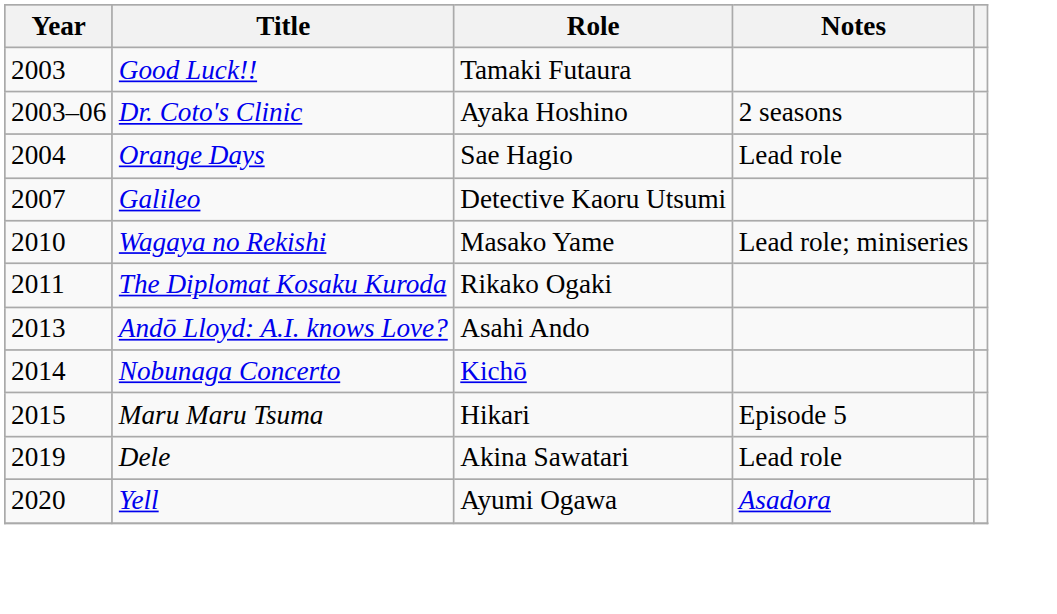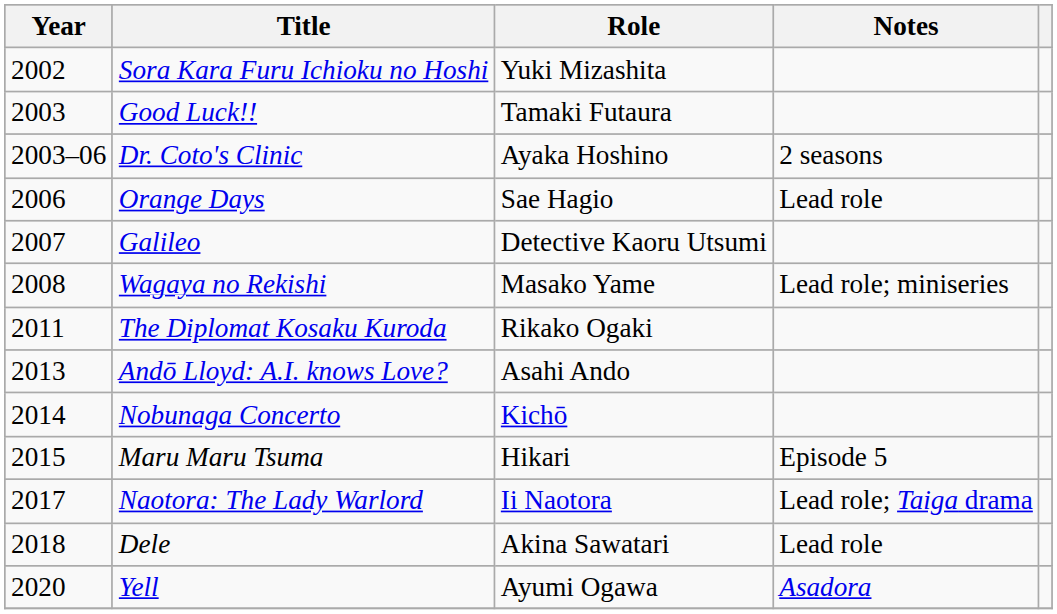+ row: (304, 69)
(38, 155) 2004 -> (38, 198) 2006
(38, 241) 2010 -> (38, 284) 2008
+ row: (271, 500)
(38, 457) 2019 -> (38, 543) 2018
